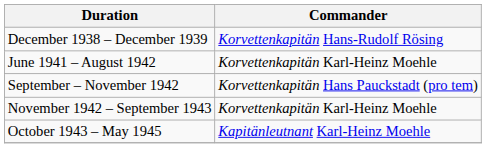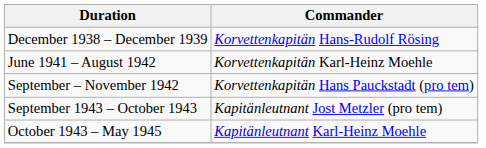- row: (110, 108)
+ row: (102, 108)
